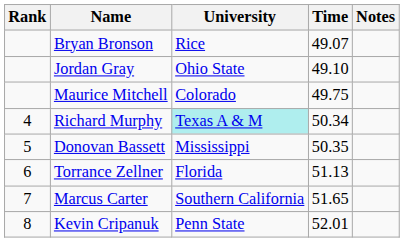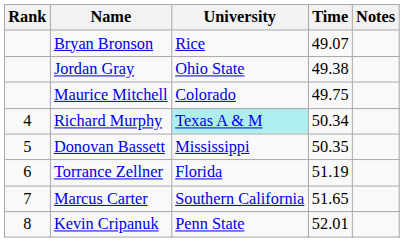(330, 69) 49.10 -> (330, 69) 49.38
(330, 172) 51.13 -> (330, 172) 51.19
